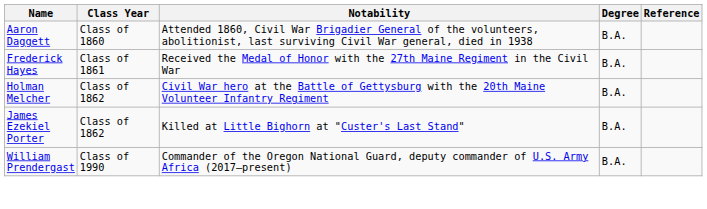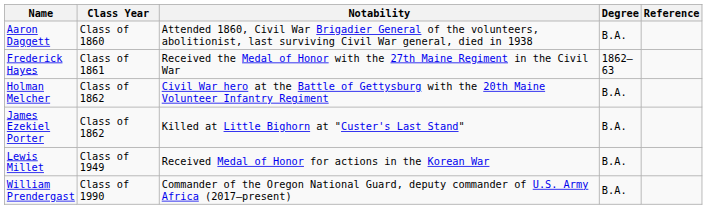(614, 64) B.A. -> (617, 64) 1862–63
+ row: (25, 162)
